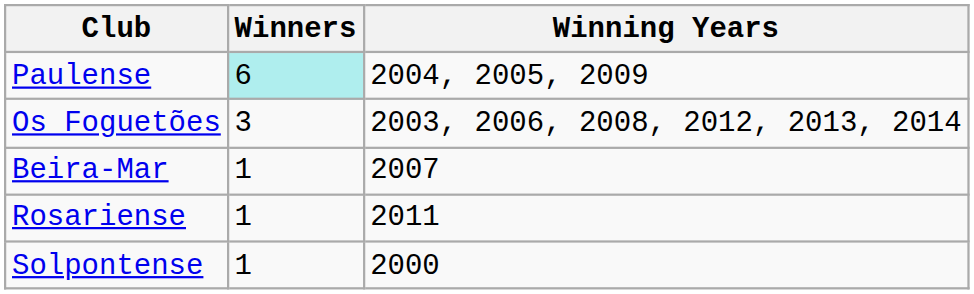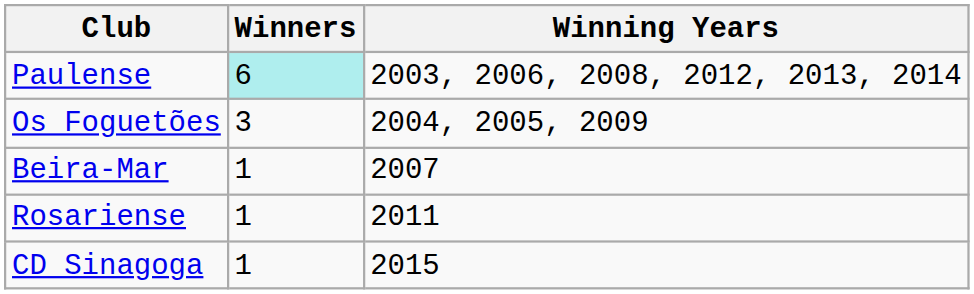(509, 76) 2004, 2005, 2009 -> (666, 76) 2003, 2006, 2008, 2012, 2013, 2014
(666, 123) 2003, 2006, 2008, 2012, 2013, 2014 -> (509, 123) 2004, 2005, 2009
+ row: (108, 265)
- row: (108, 265)
